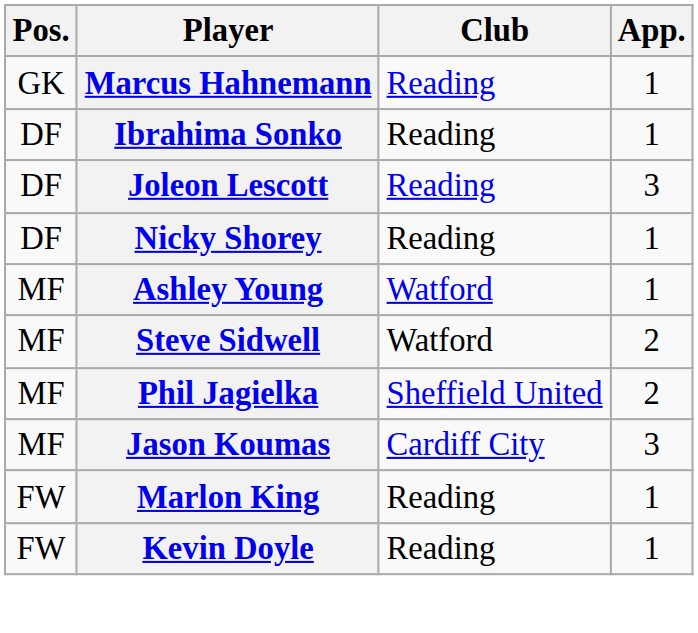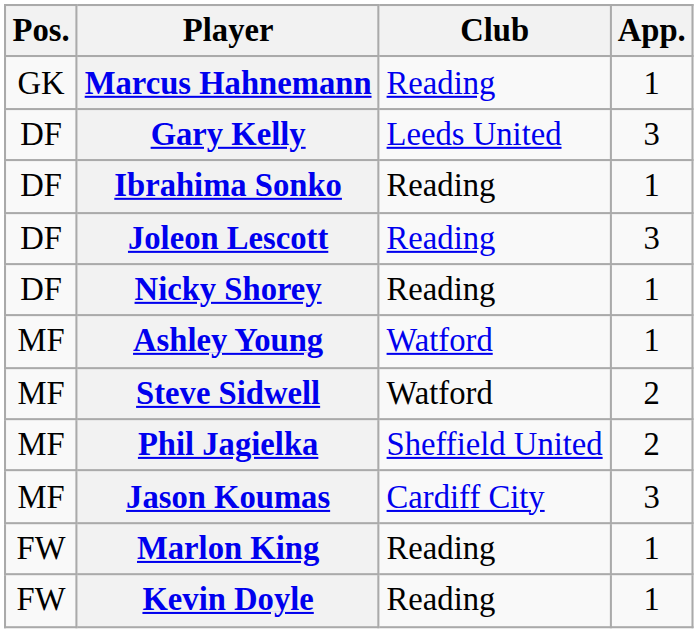+ row: (228, 133)
